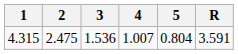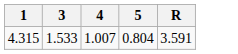- column: (62, 15)
(100, 37) 1.536 -> (62, 37) 1.533
